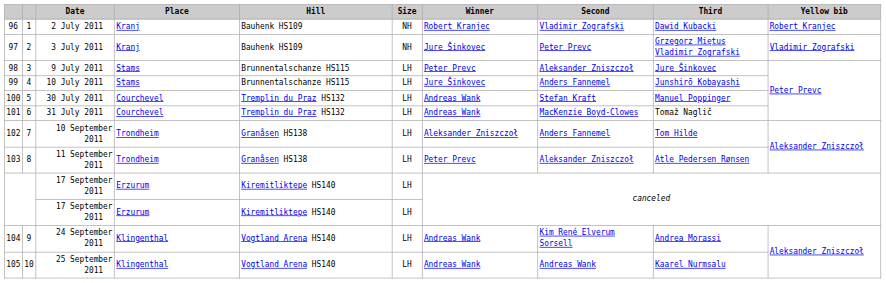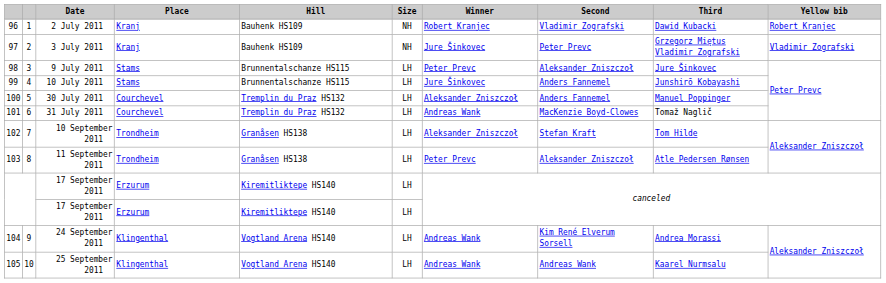(452, 98) Andreas Wank -> (471, 98) Aleksander Zniszczoł
(568, 98) Stefan Kraft -> (575, 98) Anders Fannemel
(575, 134) Anders Fannemel -> (568, 134) Stefan Kraft
